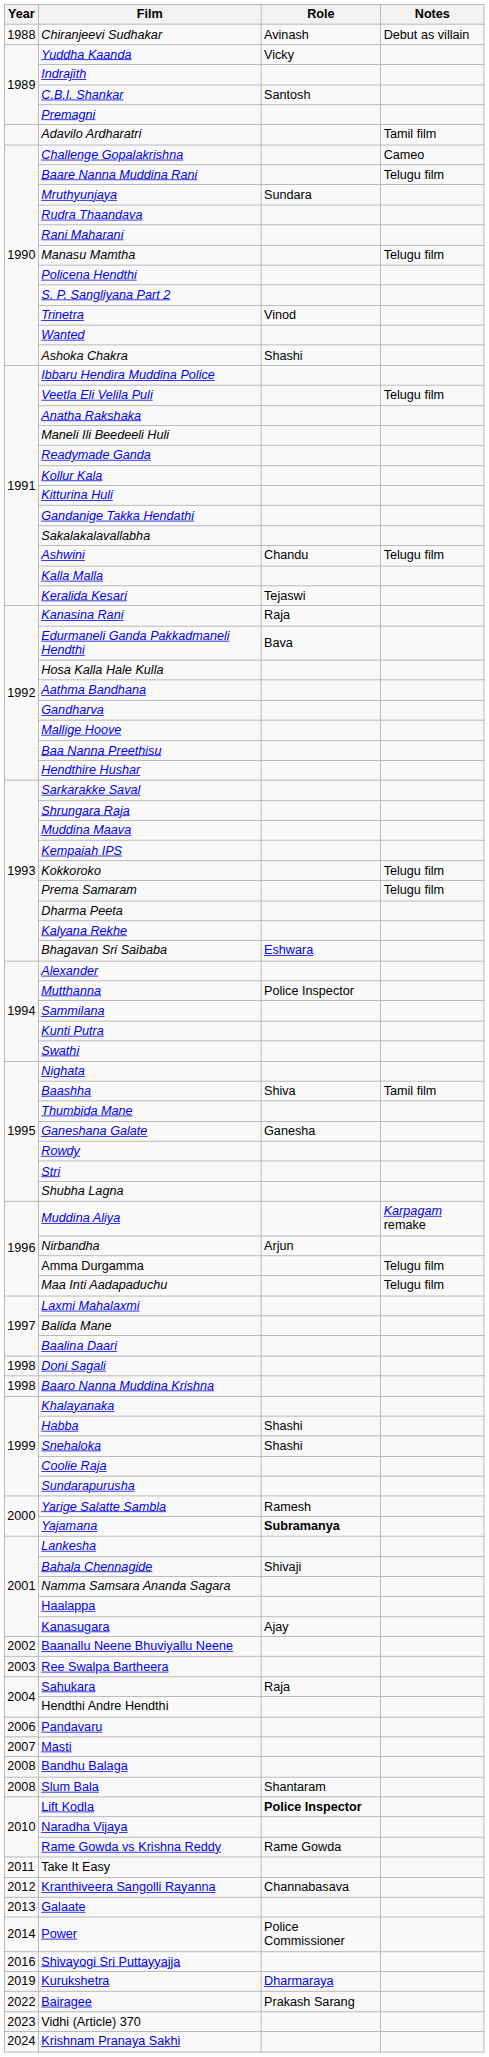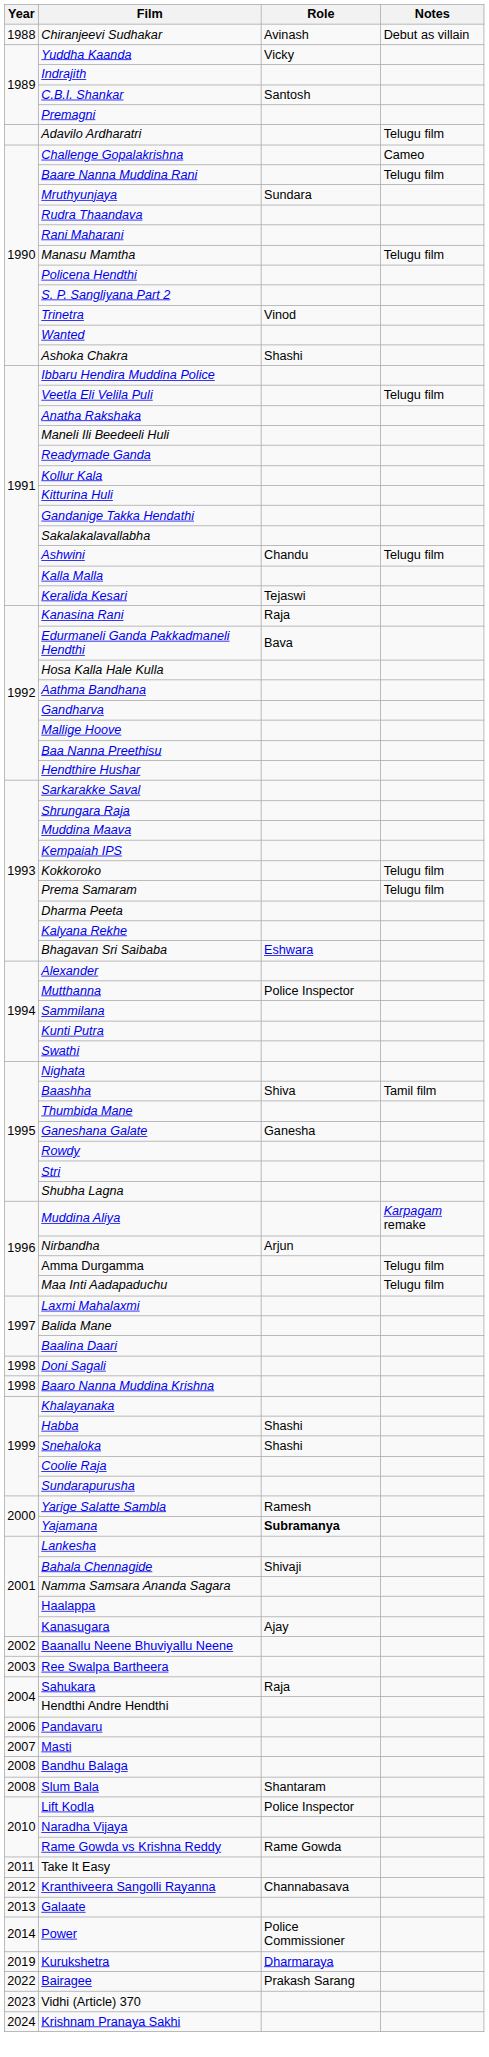(410, 134) Tamil film -> (414, 134) Telugu film
(313, 1807) bold -> (309, 1807) normal
- row: (111, 1961)
